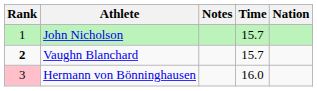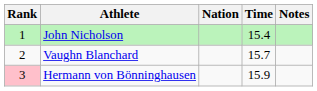columns swapped: (291, 14) <-> (217, 14)
(252, 34) 15.7 -> (259, 34) 15.4
(22, 55) bold -> (22, 55) normal
(252, 75) 16.0 -> (259, 75) 15.9
